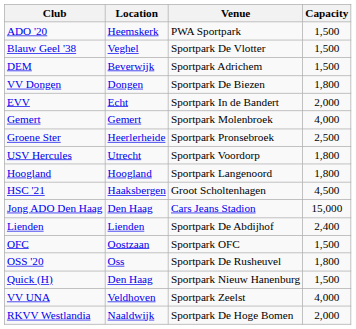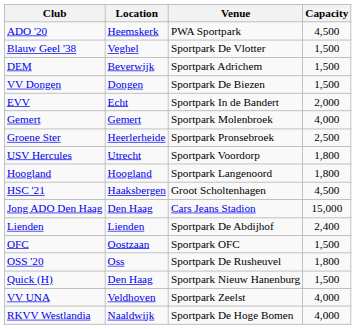(327, 31) 1,500 -> (327, 31) 4,500
(327, 84) 1,800 -> (327, 84) 1,500
(327, 315) 2,000 -> (327, 315) 4,000
